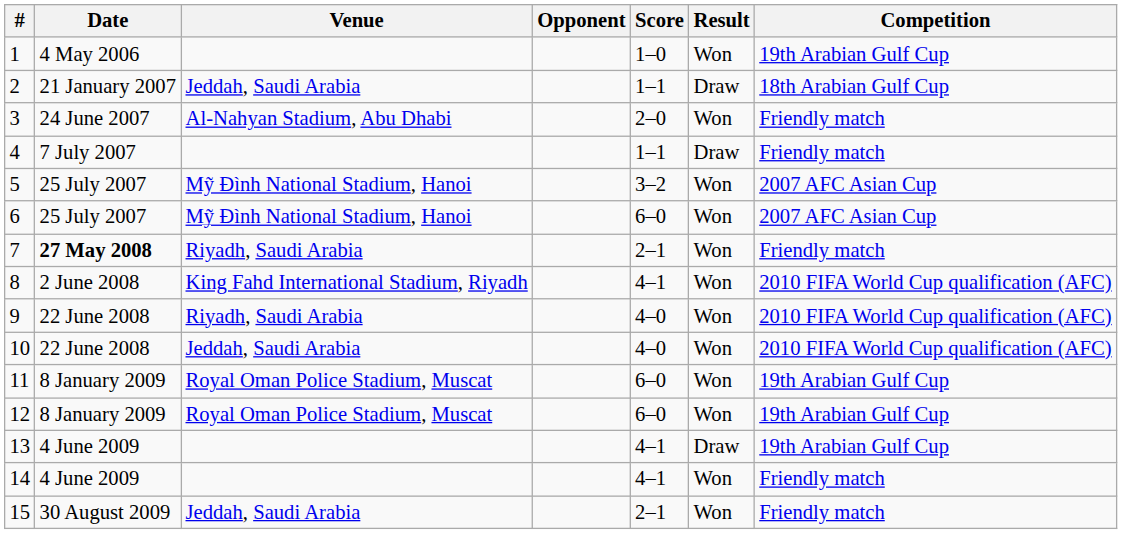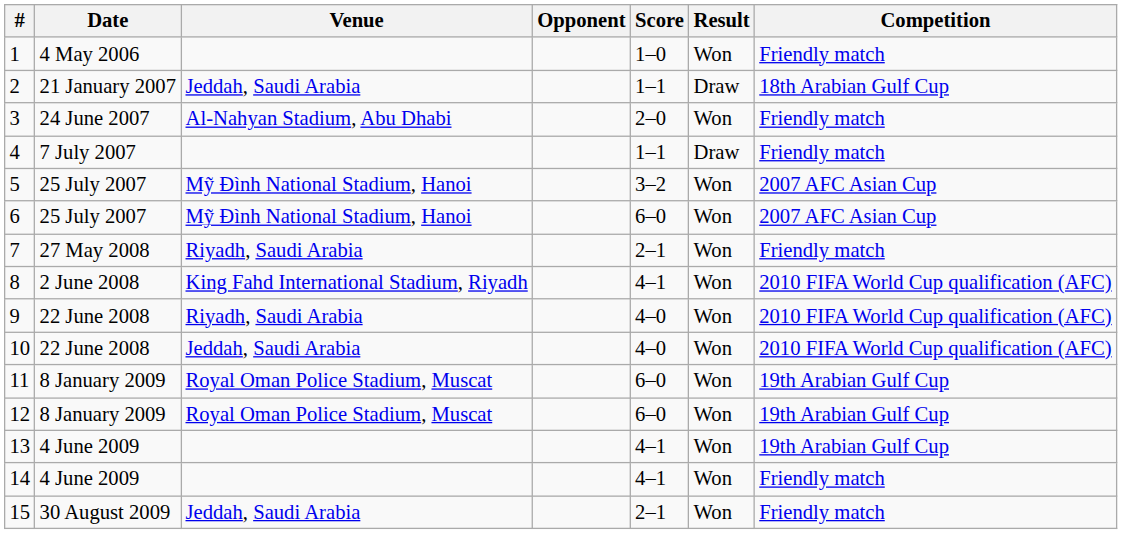(854, 53) 19th Arabian Gulf Cup -> (822, 53) Friendly match
(96, 250) bold -> (95, 250) normal
(716, 446) Draw -> (713, 446) Won
